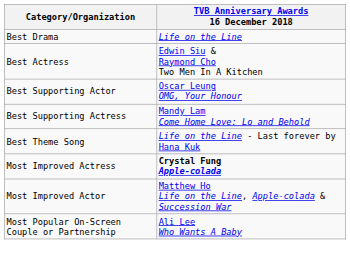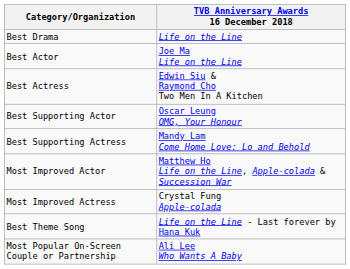+ row: (33, 56)
rows swapped: (56, 196) <-> (46, 141)
(190, 166) bold -> (190, 201) normal
